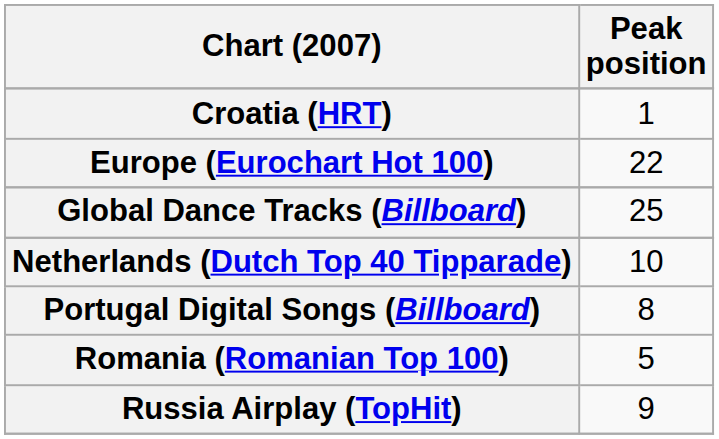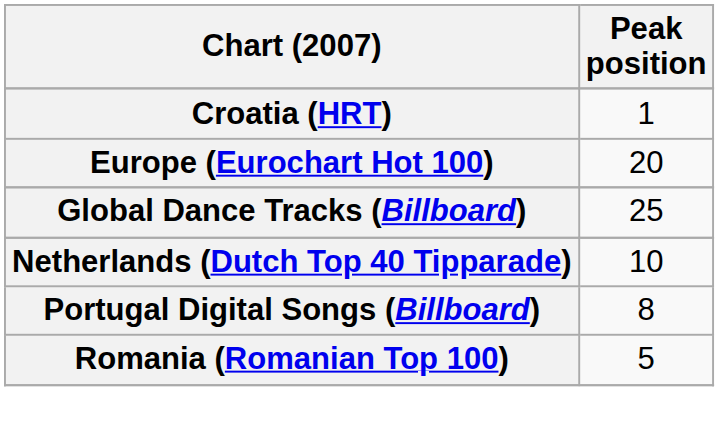(646, 162) 22 -> (646, 162) 20
- row: (292, 408)
